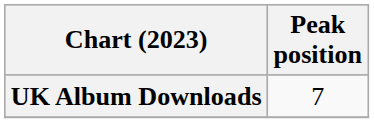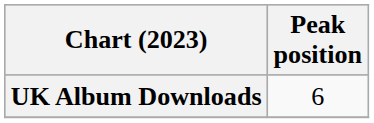(318, 95) 7 -> (318, 95) 6
